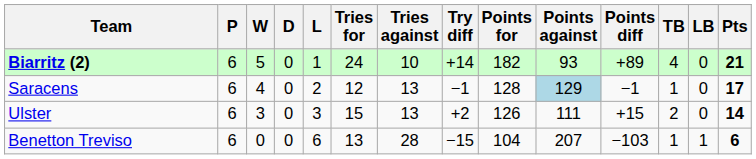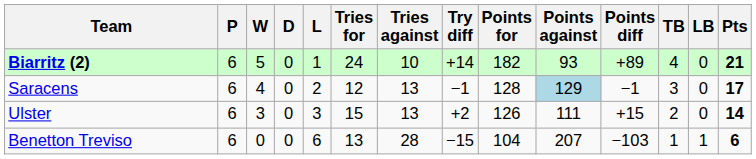(674, 88) 1 -> (674, 88) 3
